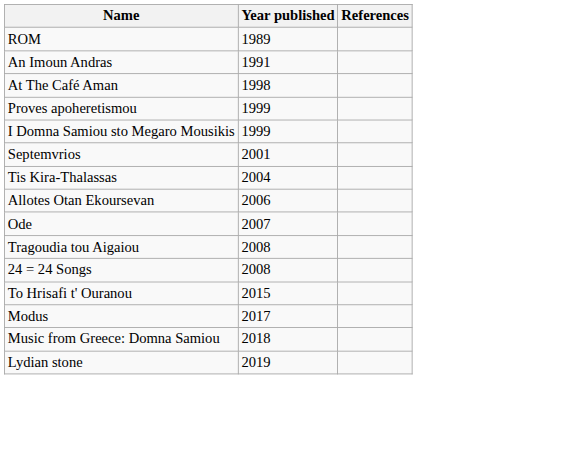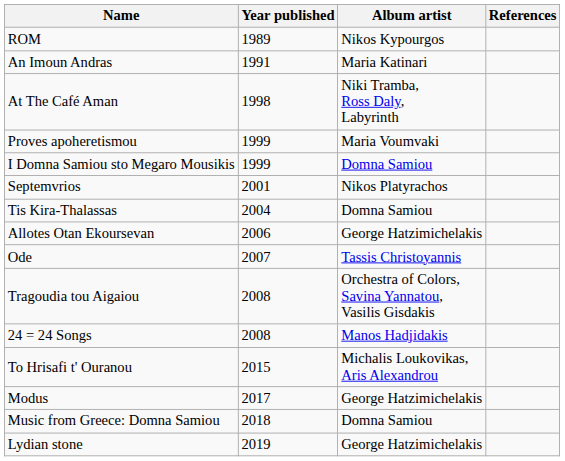+ column: (412, 16)
